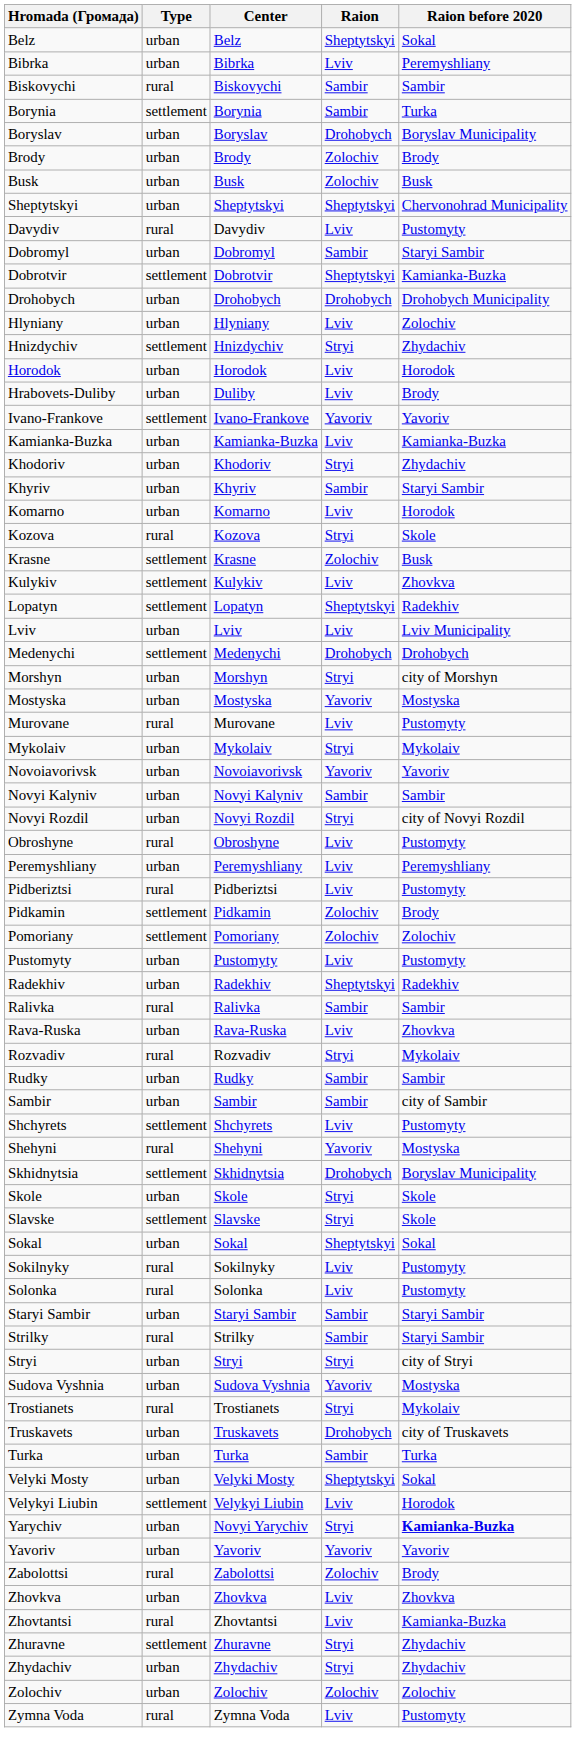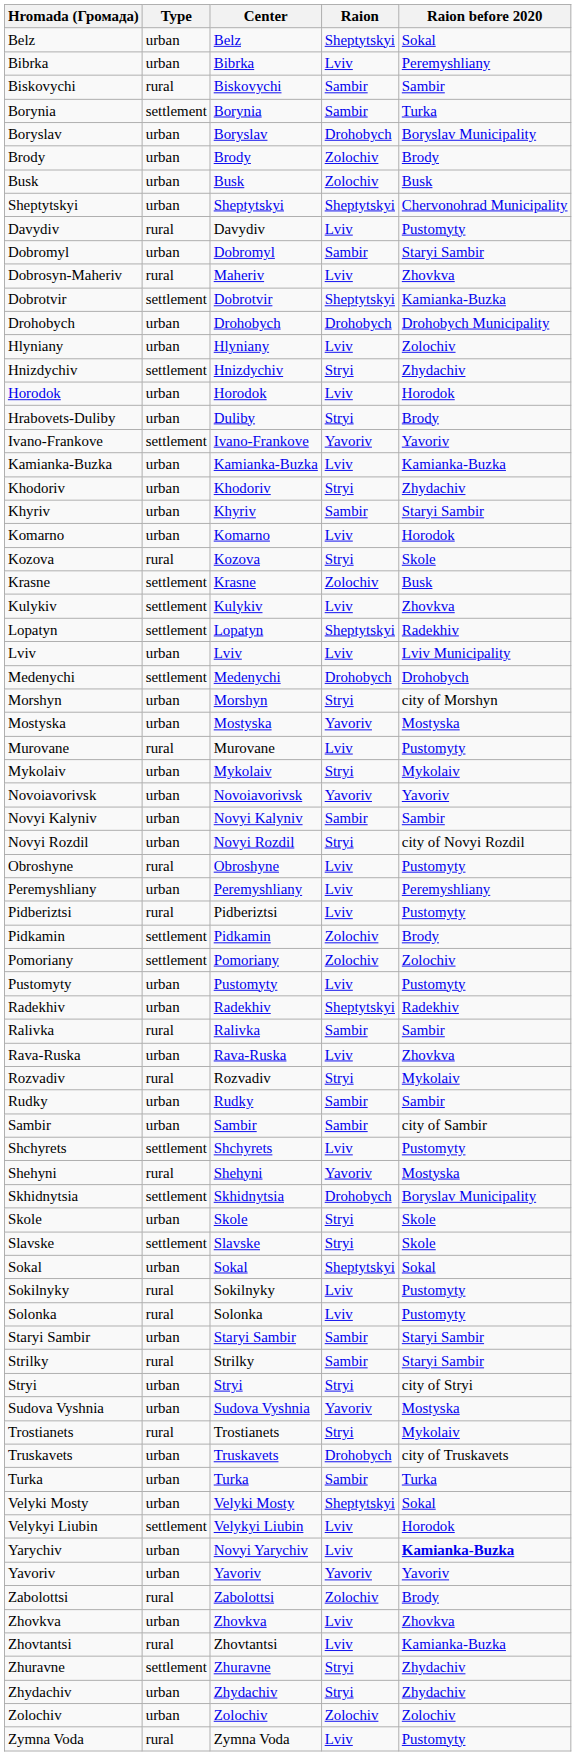+ row: (65, 275)
(339, 393) Lviv -> (339, 417) Stryi
(339, 1526) Stryi -> (339, 1550) Lviv
